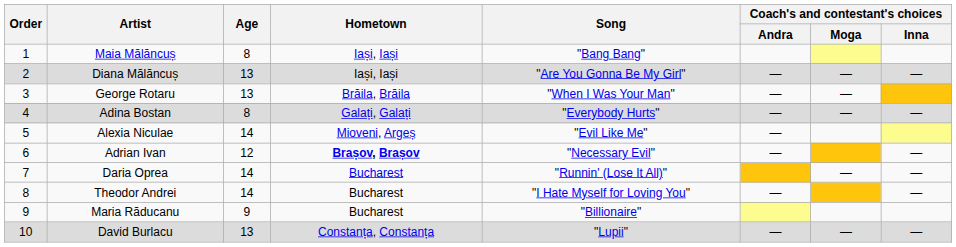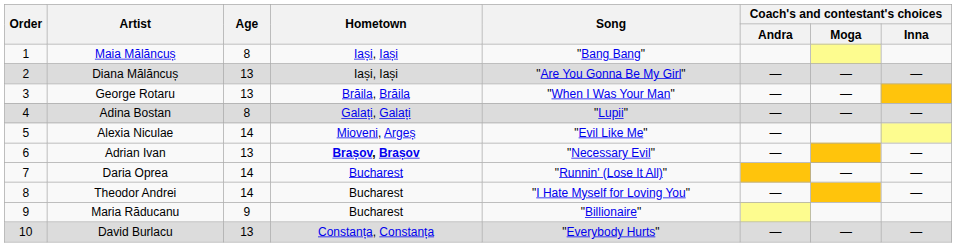(611, 113) "Everybody Hurts" -> (611, 113) "Lupii"
(247, 153) 12 -> (247, 153) 13
(611, 232) "Lupii" -> (611, 232) "Everybody Hurts"
